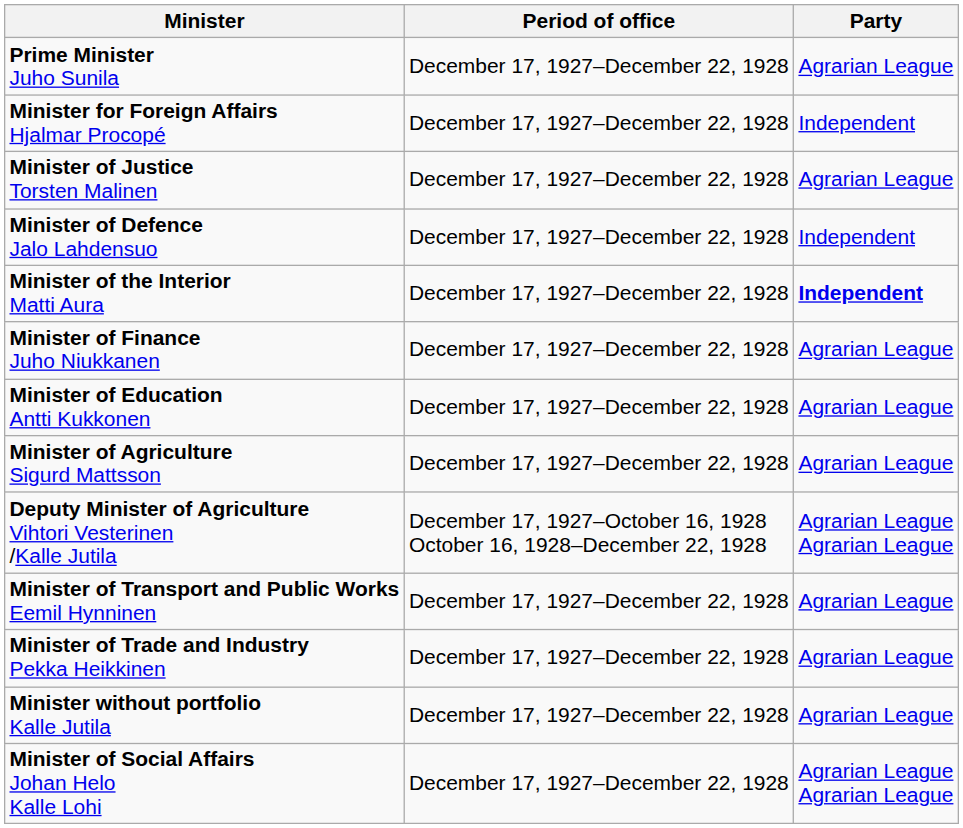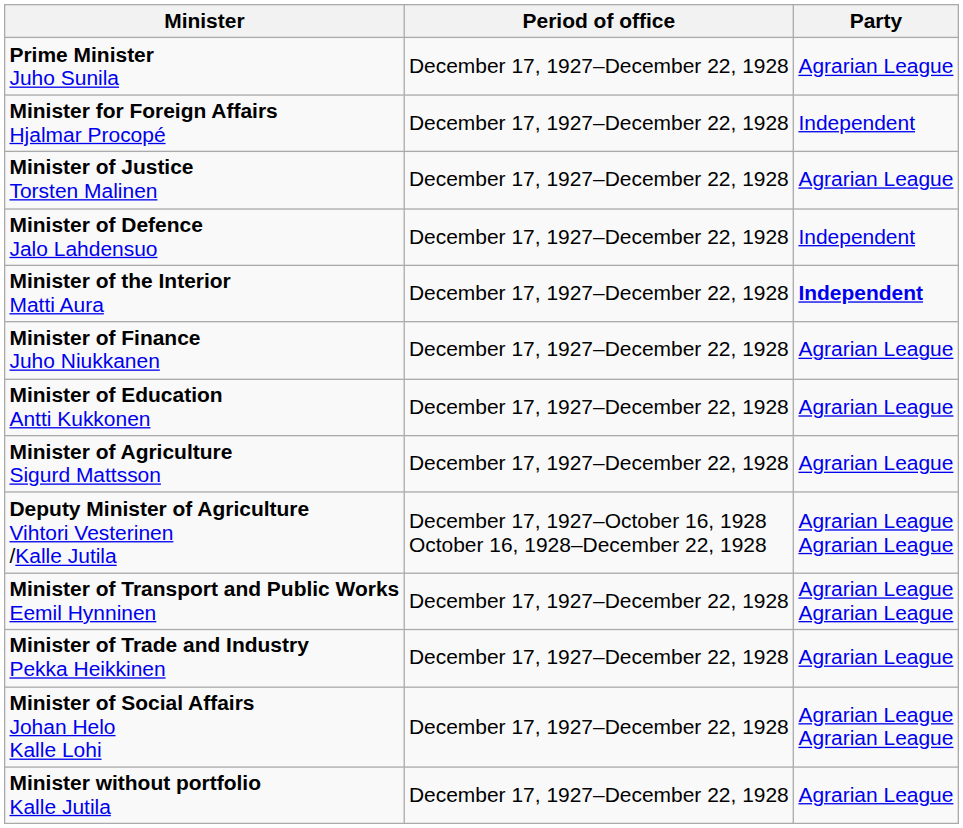(876, 601) Agrarian League -> (876, 601) Agrarian League Agrarian League
rows swapped: (132, 783) <-> (135, 714)
